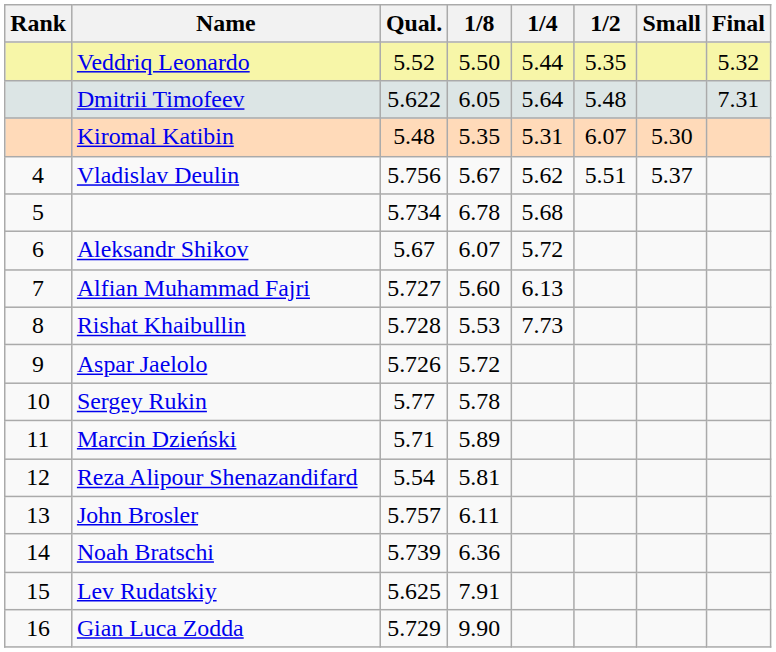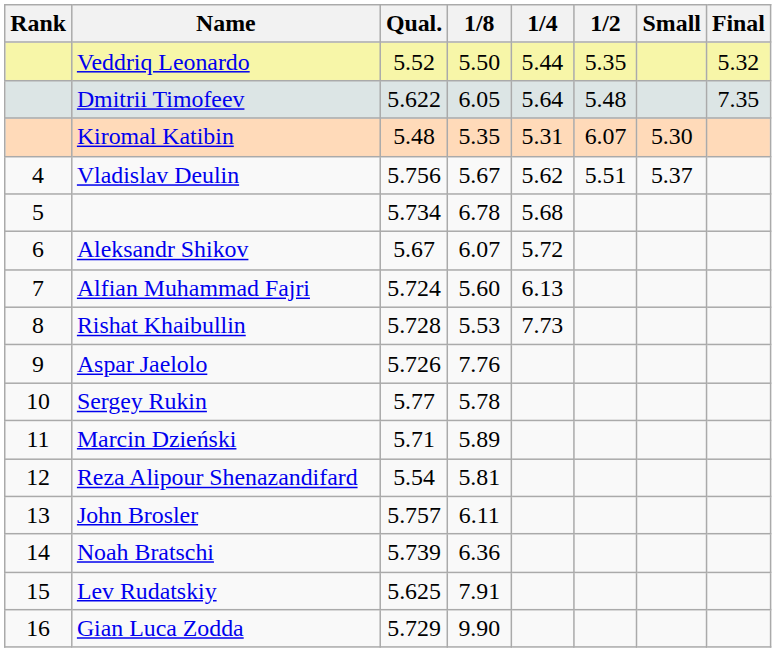(738, 99) 7.31 -> (738, 99) 7.35
(414, 288) 5.727 -> (414, 288) 5.724
(479, 363) 5.72 -> (479, 363) 7.76
